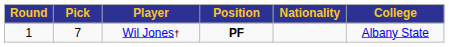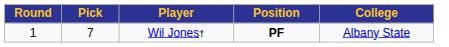- column: (310, 13)
